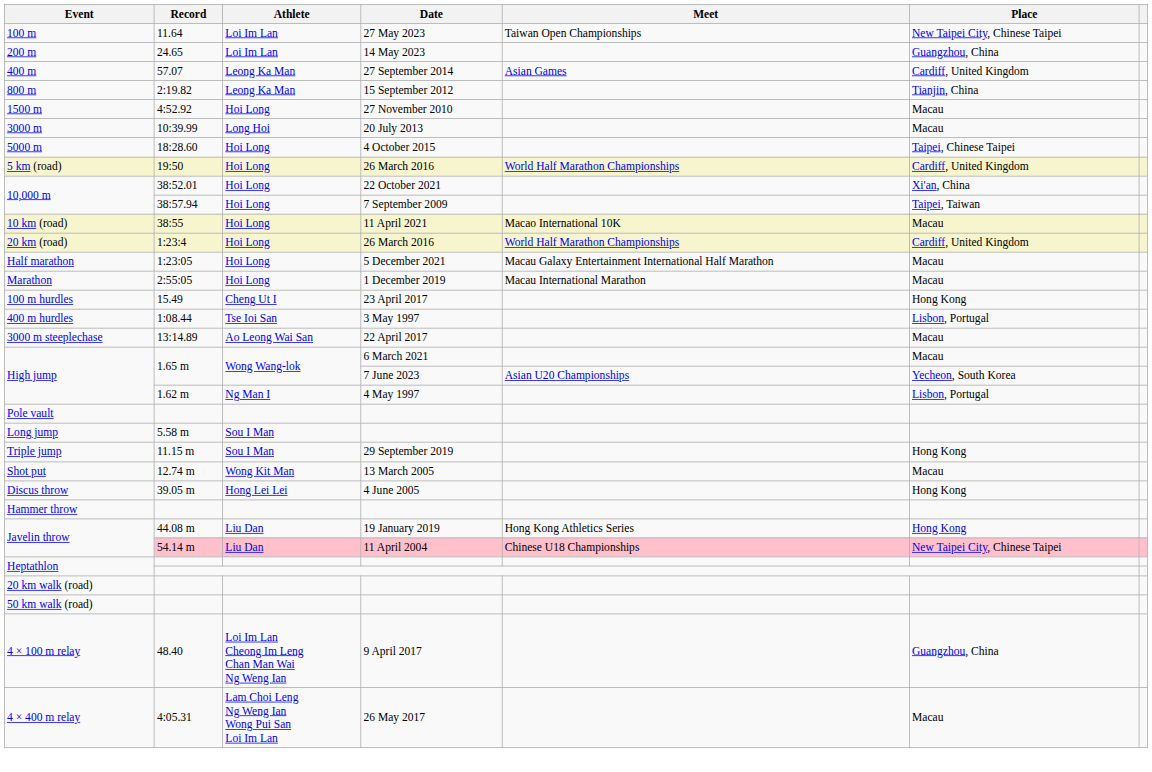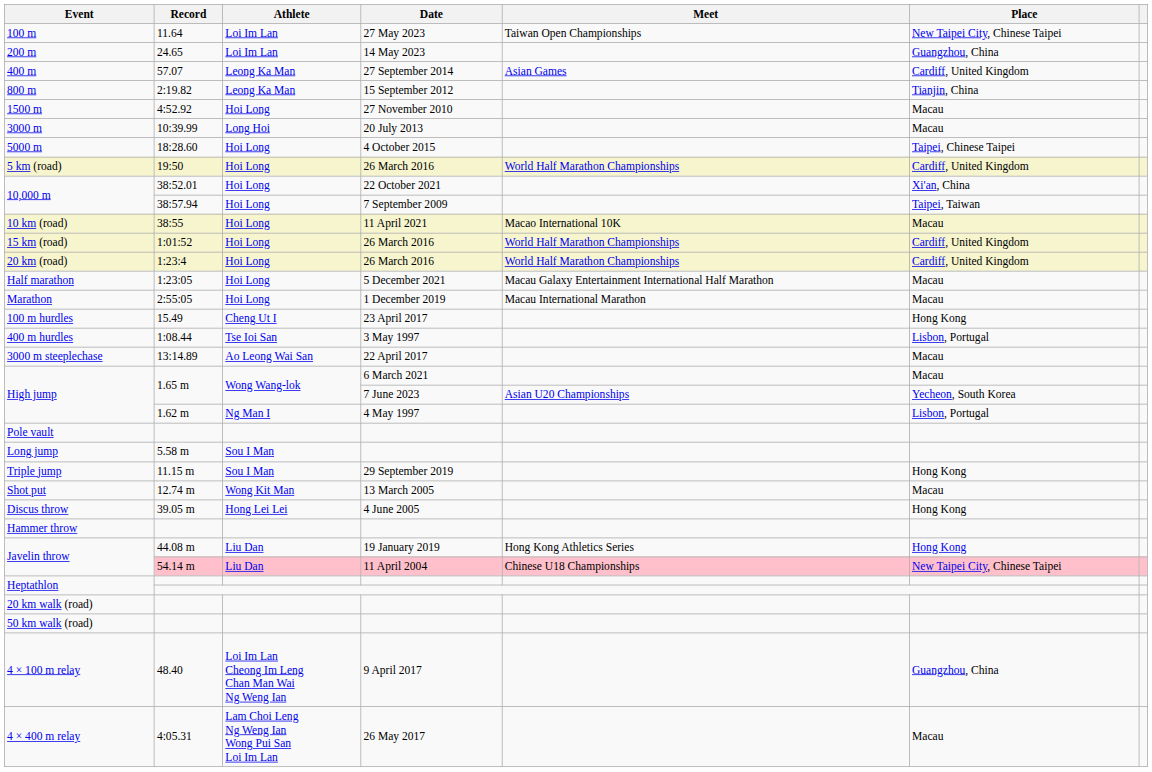+ row: (37, 242)
